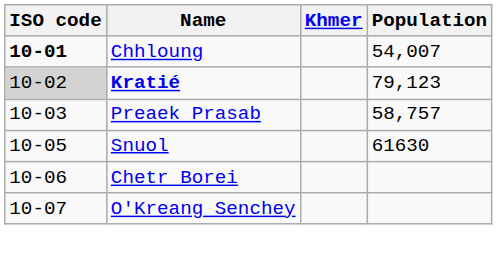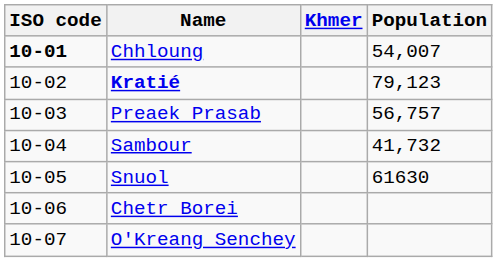(38, 83) lightgrey background -> (38, 83) no background
(406, 114) 58,757 -> (406, 114) 56,757
+ row: (151, 146)
